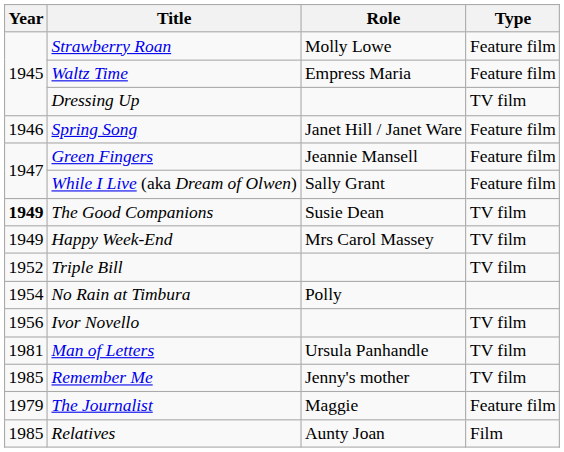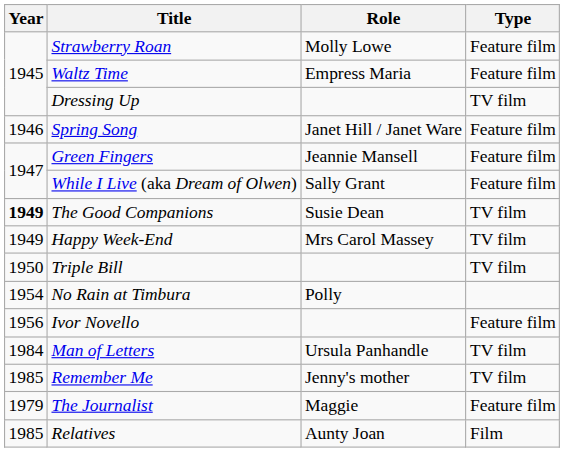(26, 267) 1952 -> (26, 267) 1950
(498, 322) TV film -> (513, 322) Feature film
(26, 350) 1981 -> (26, 350) 1984
